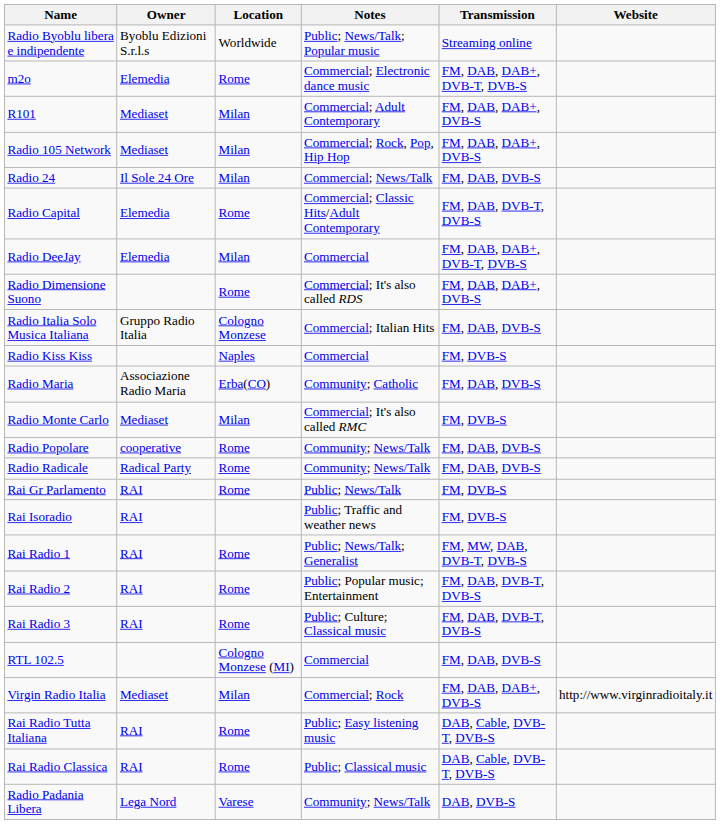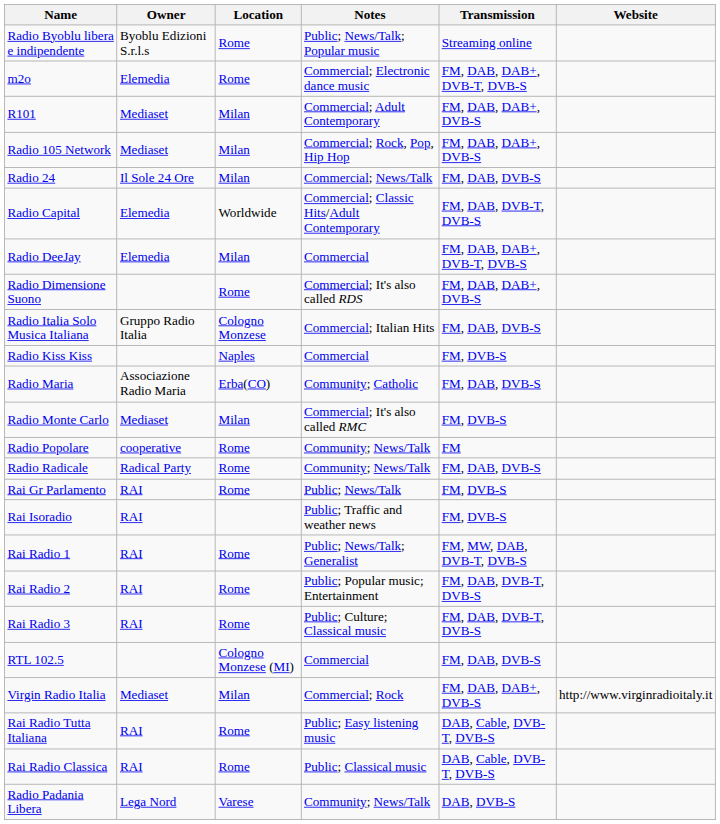(247, 43) Worldwide -> (234, 43) Rome
(234, 213) Rome -> (247, 213) Worldwide
(491, 447) FM, DAB, DVB-S -> (451, 447) FM
